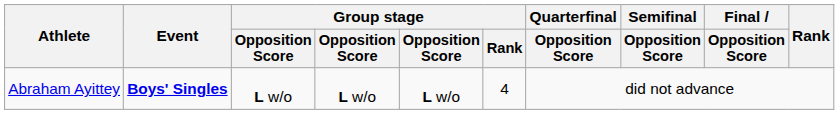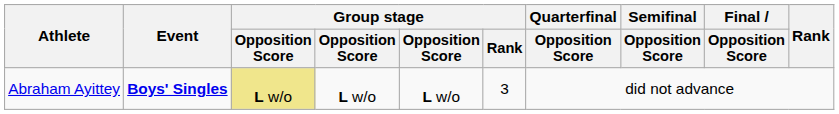(273, 98) no background -> (273, 98) khaki background
(505, 89) 4 -> (505, 89) 3
